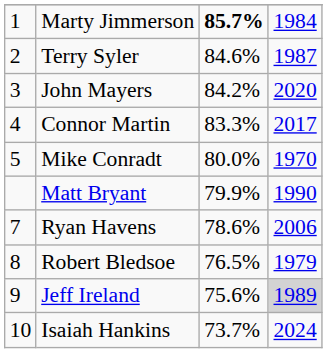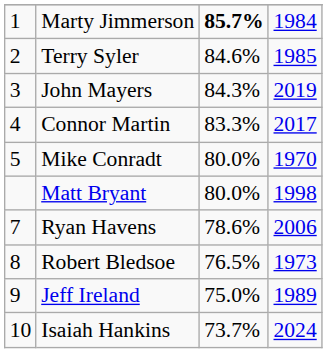(295, 55) 1987 -> (295, 55) 1985
(232, 90) 84.2% -> (232, 90) 84.3%
(295, 90) 2020 -> (295, 90) 2019
(232, 192) 79.9% -> (232, 192) 80.0%
(295, 192) 1990 -> (295, 192) 1998
(295, 261) 1979 -> (295, 261) 1973
(232, 295) 75.6% -> (232, 295) 75.0%
(295, 295) lightgrey background -> (295, 295) no background
